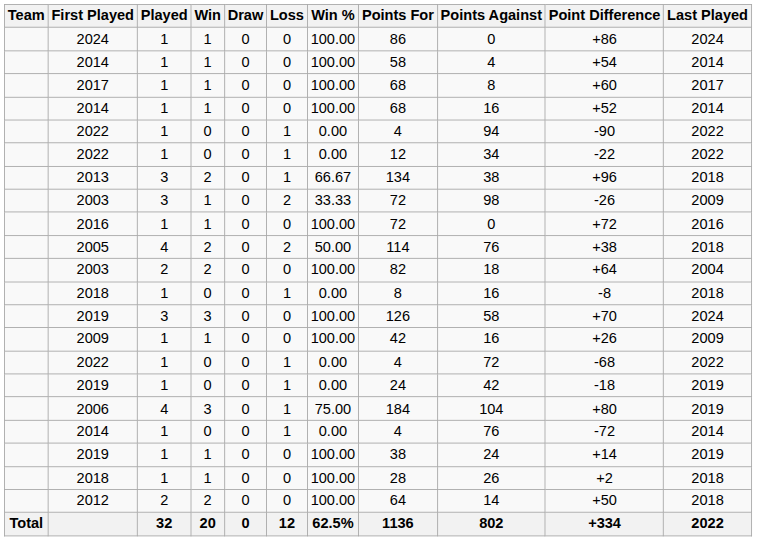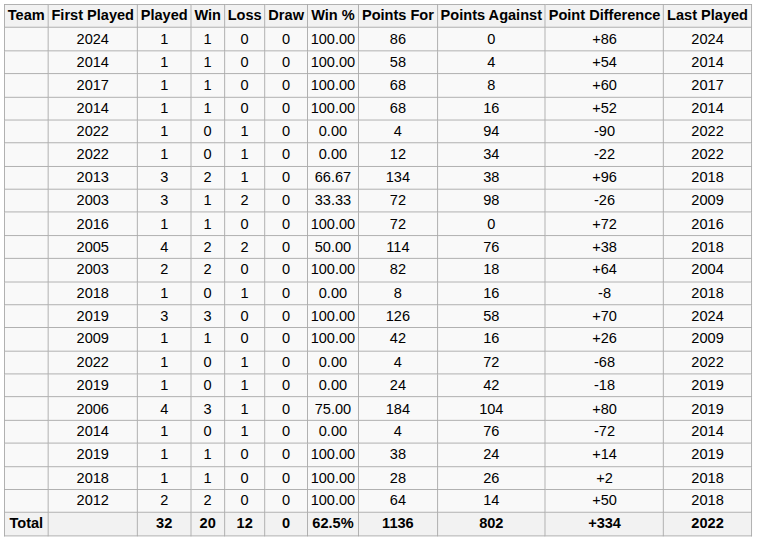columns swapped: (245, 16) <-> (287, 16)
